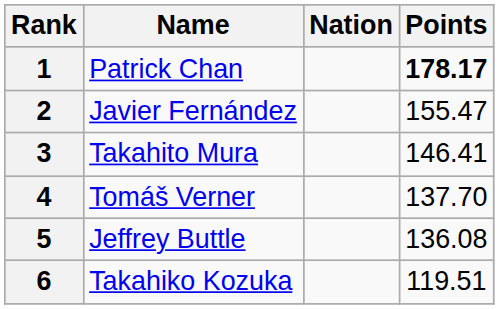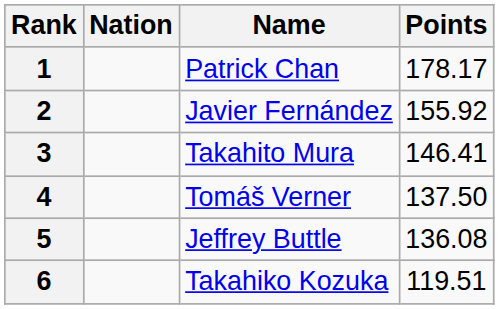columns swapped: (193, 25) <-> (351, 25)
(446, 68) bold -> (446, 68) normal
(446, 111) 155.47 -> (446, 111) 155.92
(446, 196) 137.70 -> (446, 196) 137.50
